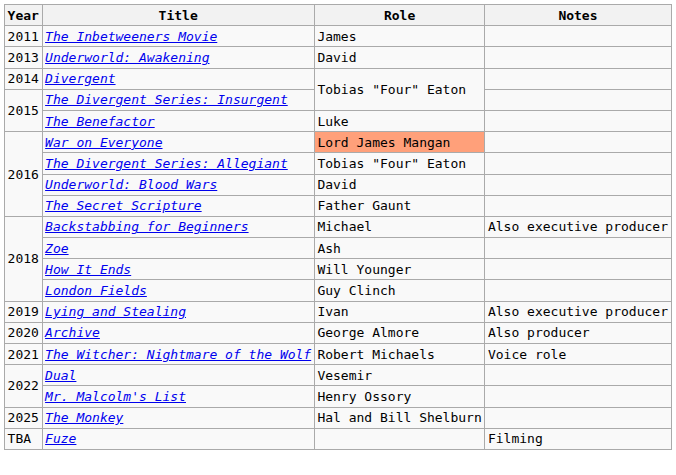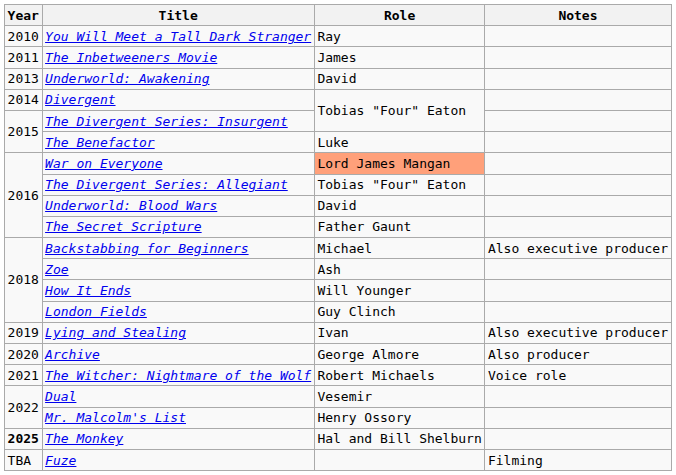+ row: (178, 36)
(23, 418) normal -> (23, 439) bold
